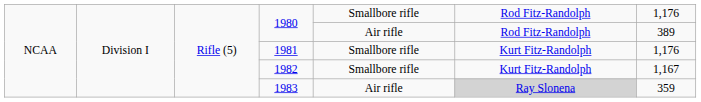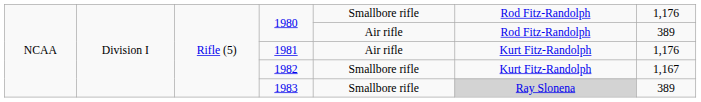(384, 50) Smallbore rifle -> (384, 50) Air rifle
(384, 87) Air rifle -> (384, 87) Smallbore rifle
(666, 87) 359 -> (666, 87) 389
